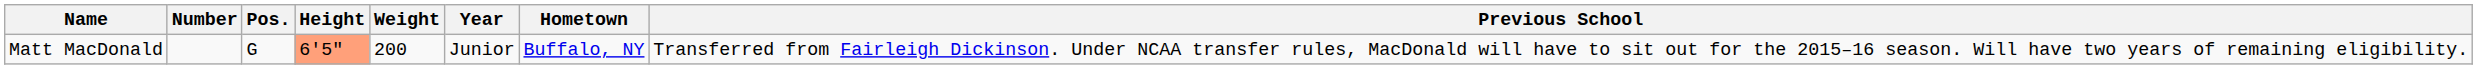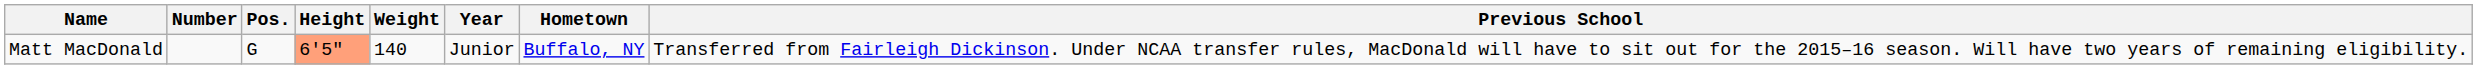(390, 50) 200 -> (390, 50) 140
